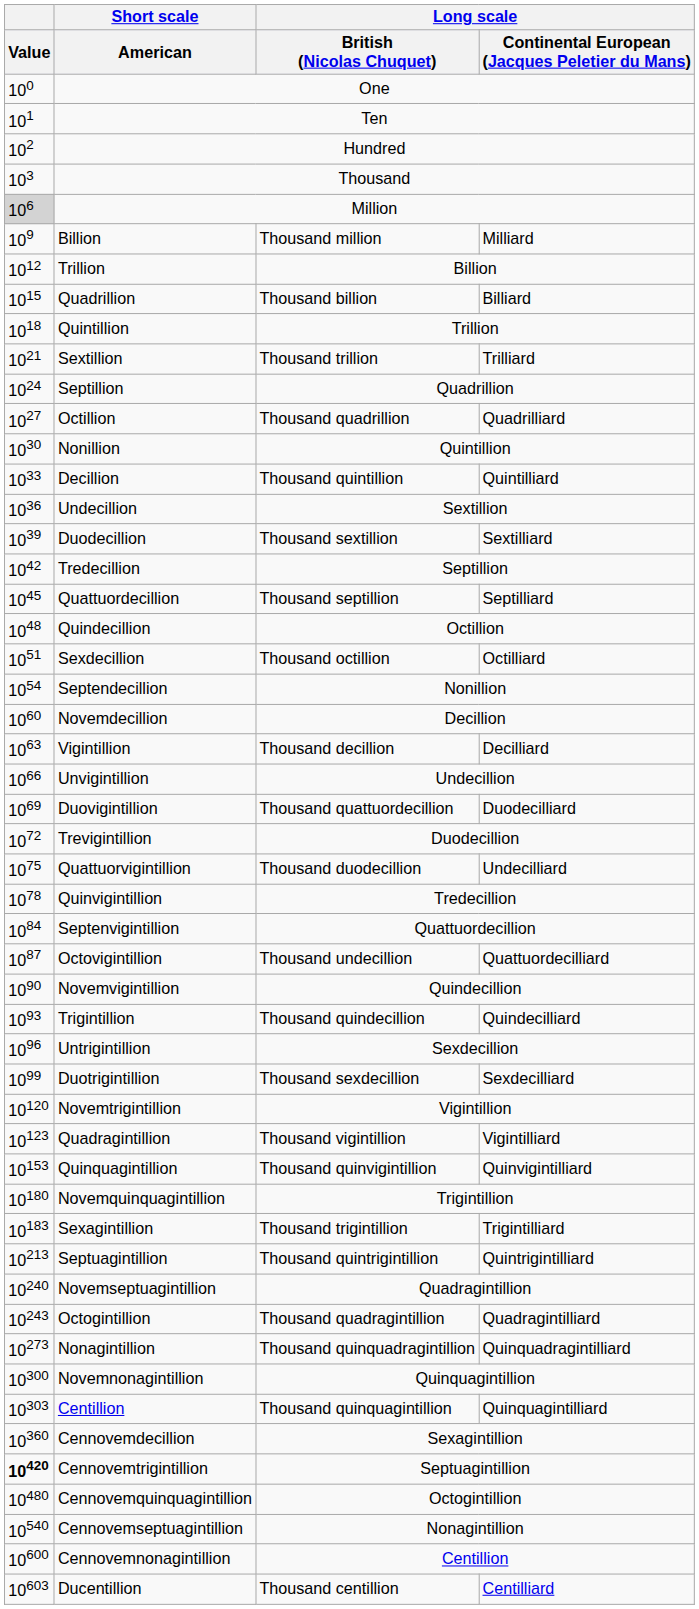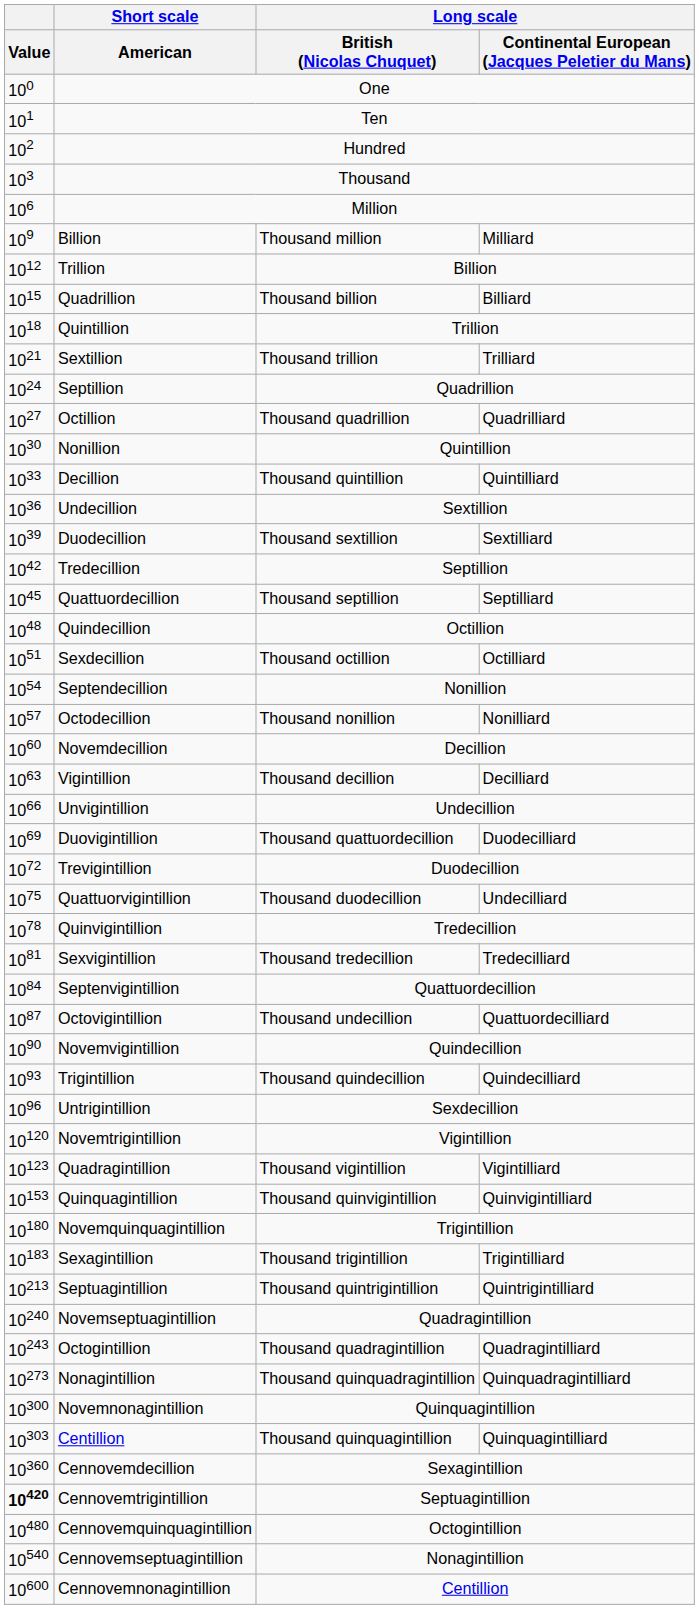(21, 208) lightgrey background -> (21, 208) no background
+ row: (104, 718)
+ row: (107, 958)
- row: (109, 1078)
- row: (100, 1588)
